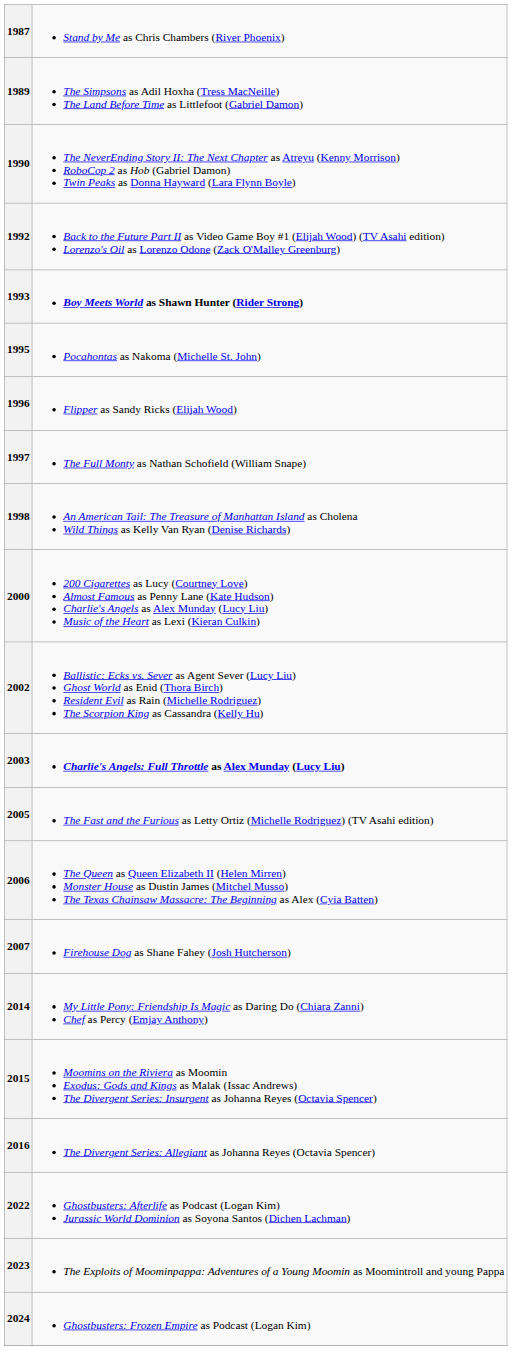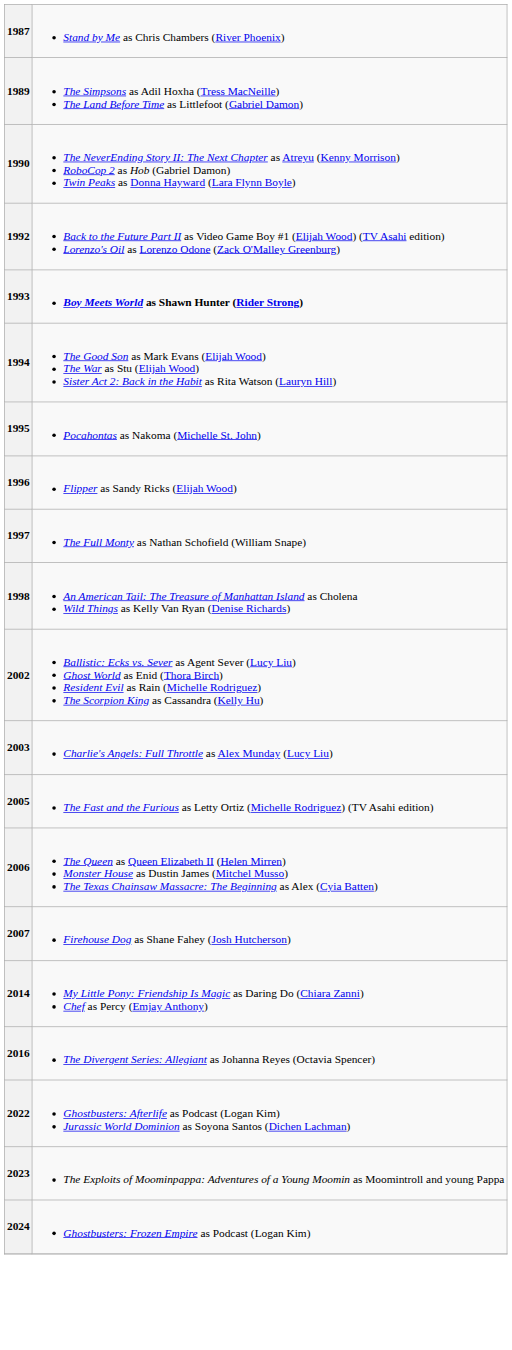+ row: (18, 362)
- row: (18, 595)
(270, 767) bold -> (270, 754) normal
- row: (18, 1079)
